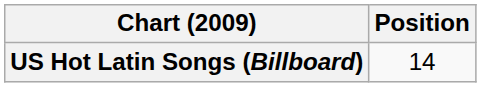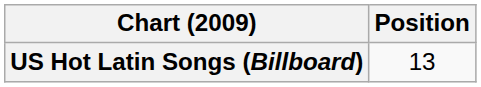(422, 61) 14 -> (422, 61) 13
